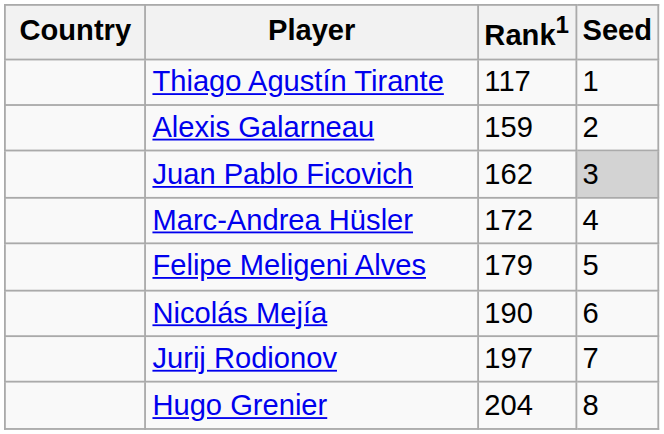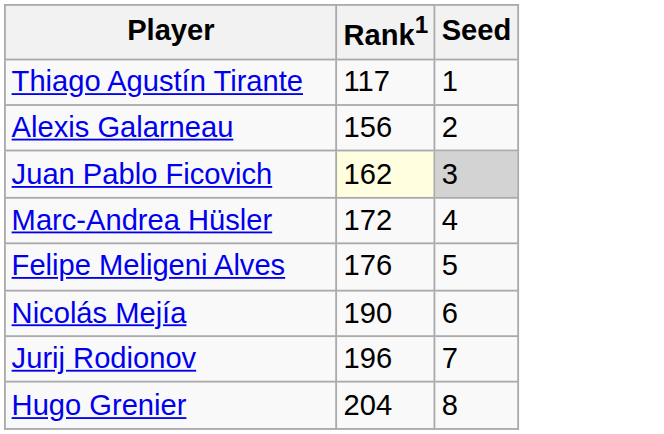- column: (75, 31)
(509, 127) 159 -> (368, 127) 156
(509, 174) no background -> (368, 174) lightyellow background
(509, 266) 179 -> (368, 266) 176
(509, 358) 197 -> (368, 358) 196
